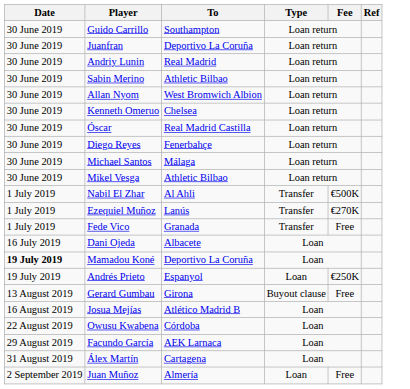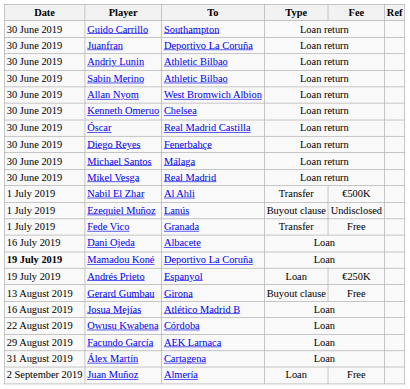(190, 62) Real Madrid -> (196, 62) Athletic Bilbao
(196, 177) Athletic Bilbao -> (190, 177) Real Madrid
(296, 210) Transfer -> (296, 210) Buyout clause
(345, 210) €270K -> (356, 210) Undisclosed
